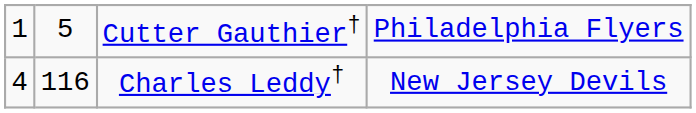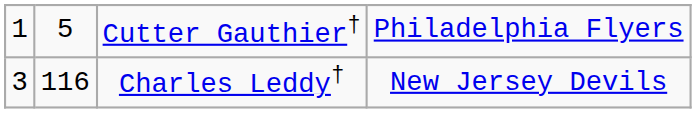(20, 82) 4 -> (20, 82) 3
